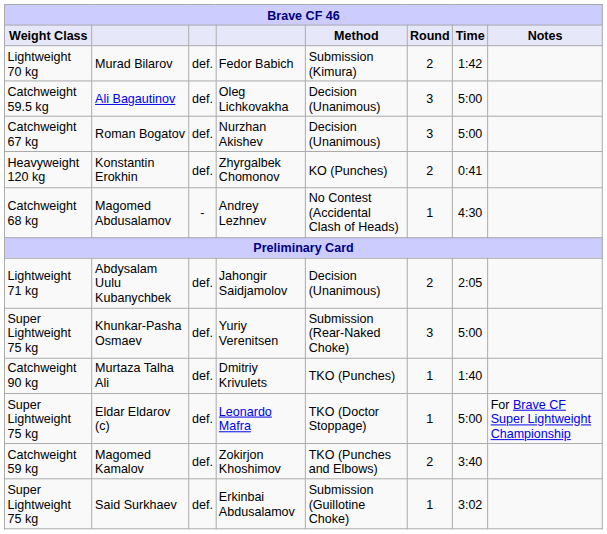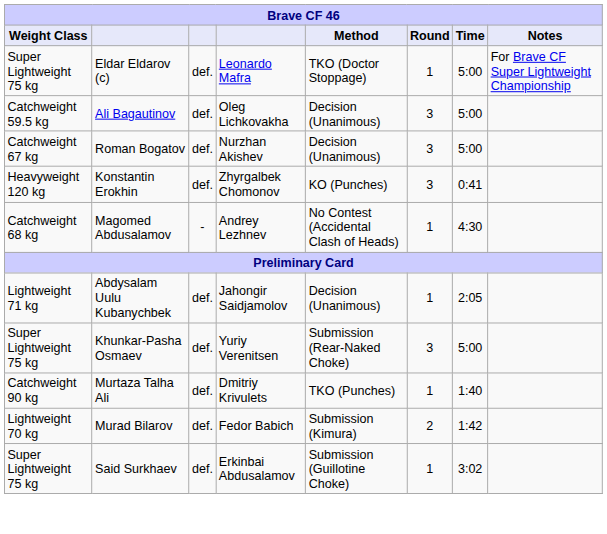rows swapped: (133, 418) <-> (134, 63)
(430, 169) 2 -> (430, 184) 3
(430, 283) 2 -> (430, 298) 1
- row: (123, 461)
